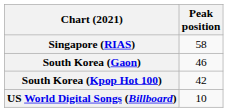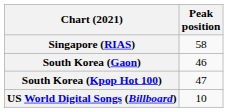(201, 80) 42 -> (201, 80) 47
